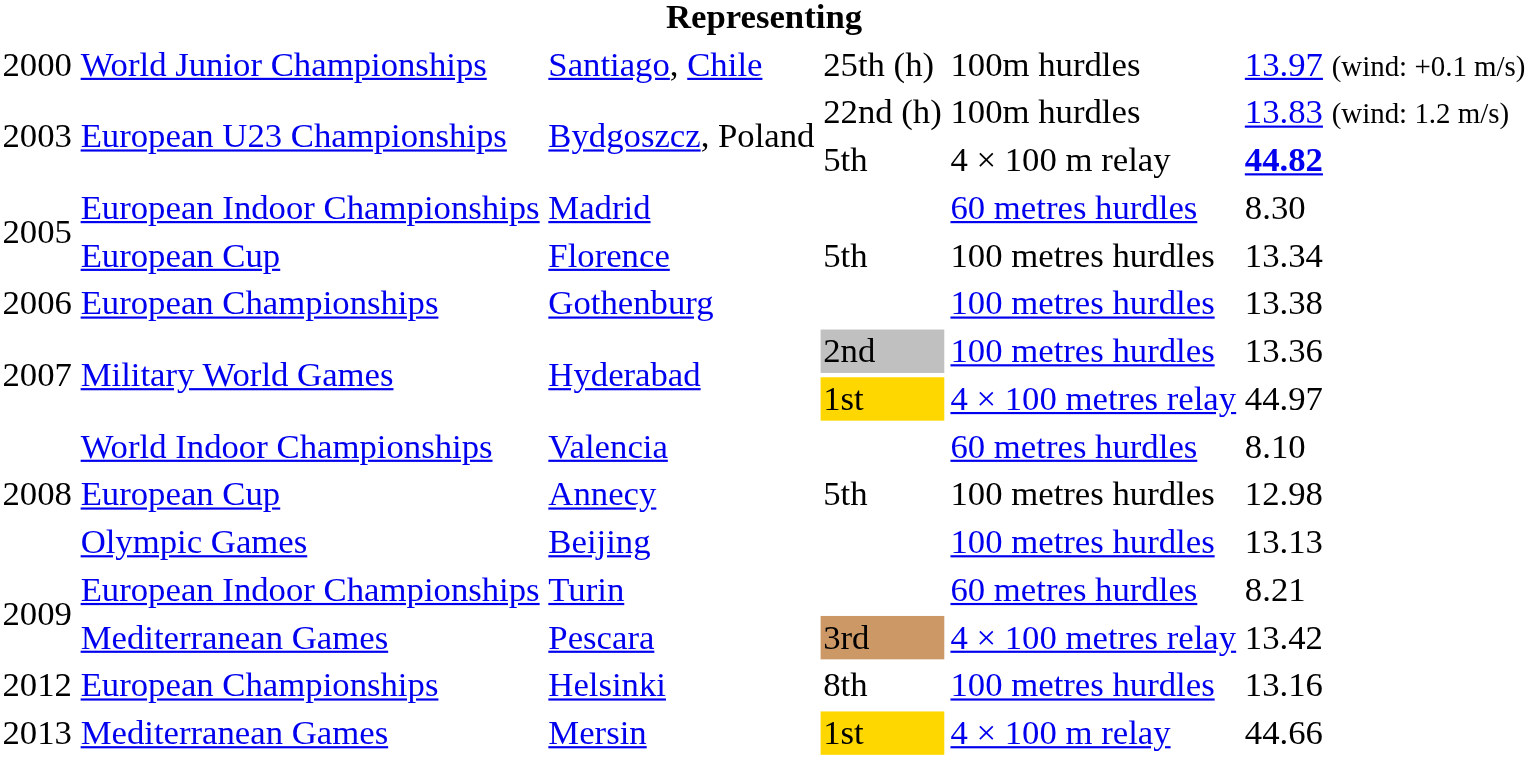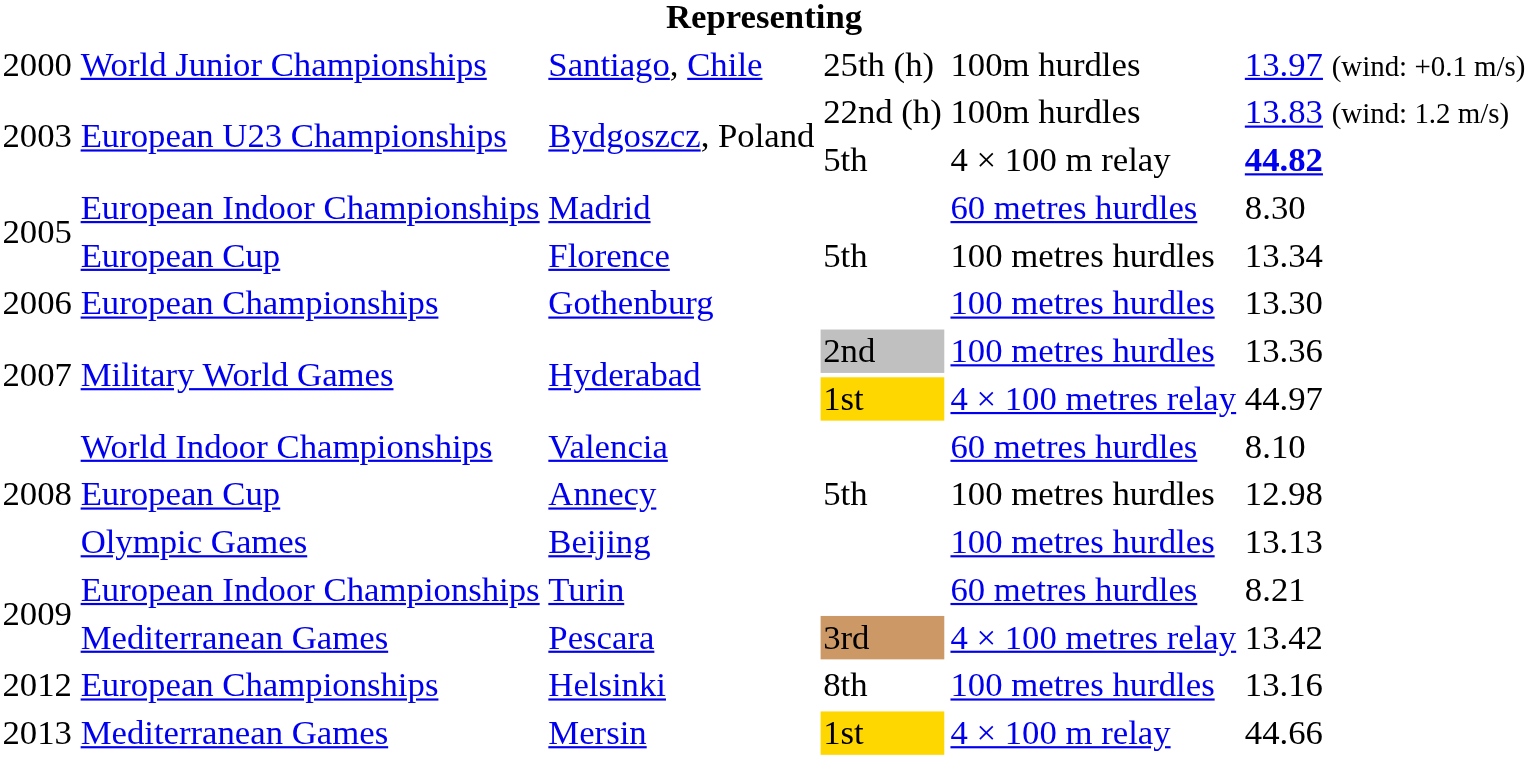(1284, 302) 13.38 -> (1284, 302) 13.30
